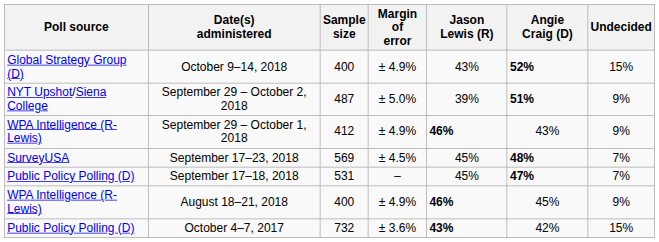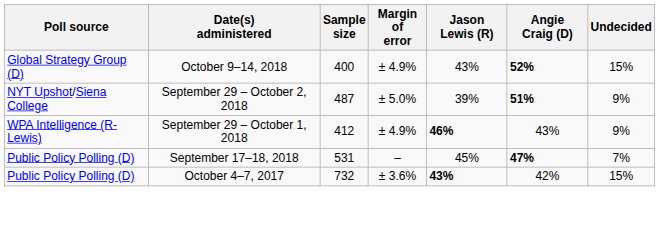- row: (234, 157)
- row: (234, 202)
